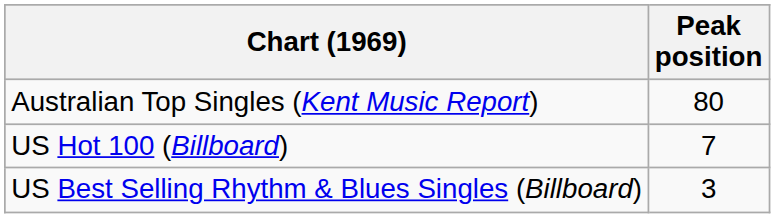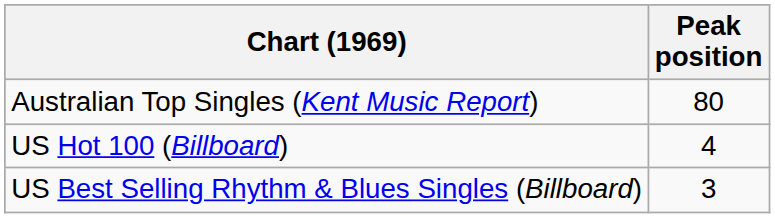(709, 145) 7 -> (709, 145) 4
